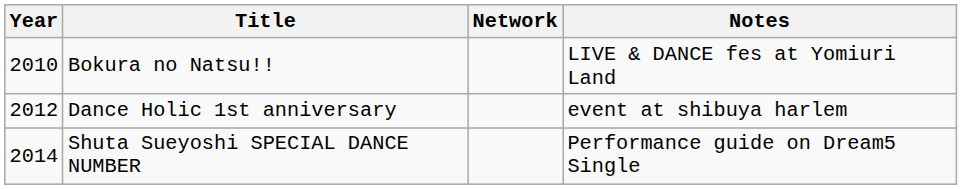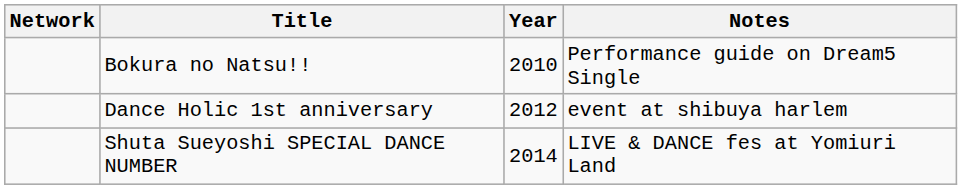columns swapped: (34, 21) <-> (515, 21)
(732, 66) LIVE & DANCE fes at Yomiuri Land -> (732, 66) Performance guide on Dream5 Single
(732, 156) Performance guide on Dream5 Single -> (732, 156) LIVE & DANCE fes at Yomiuri Land
